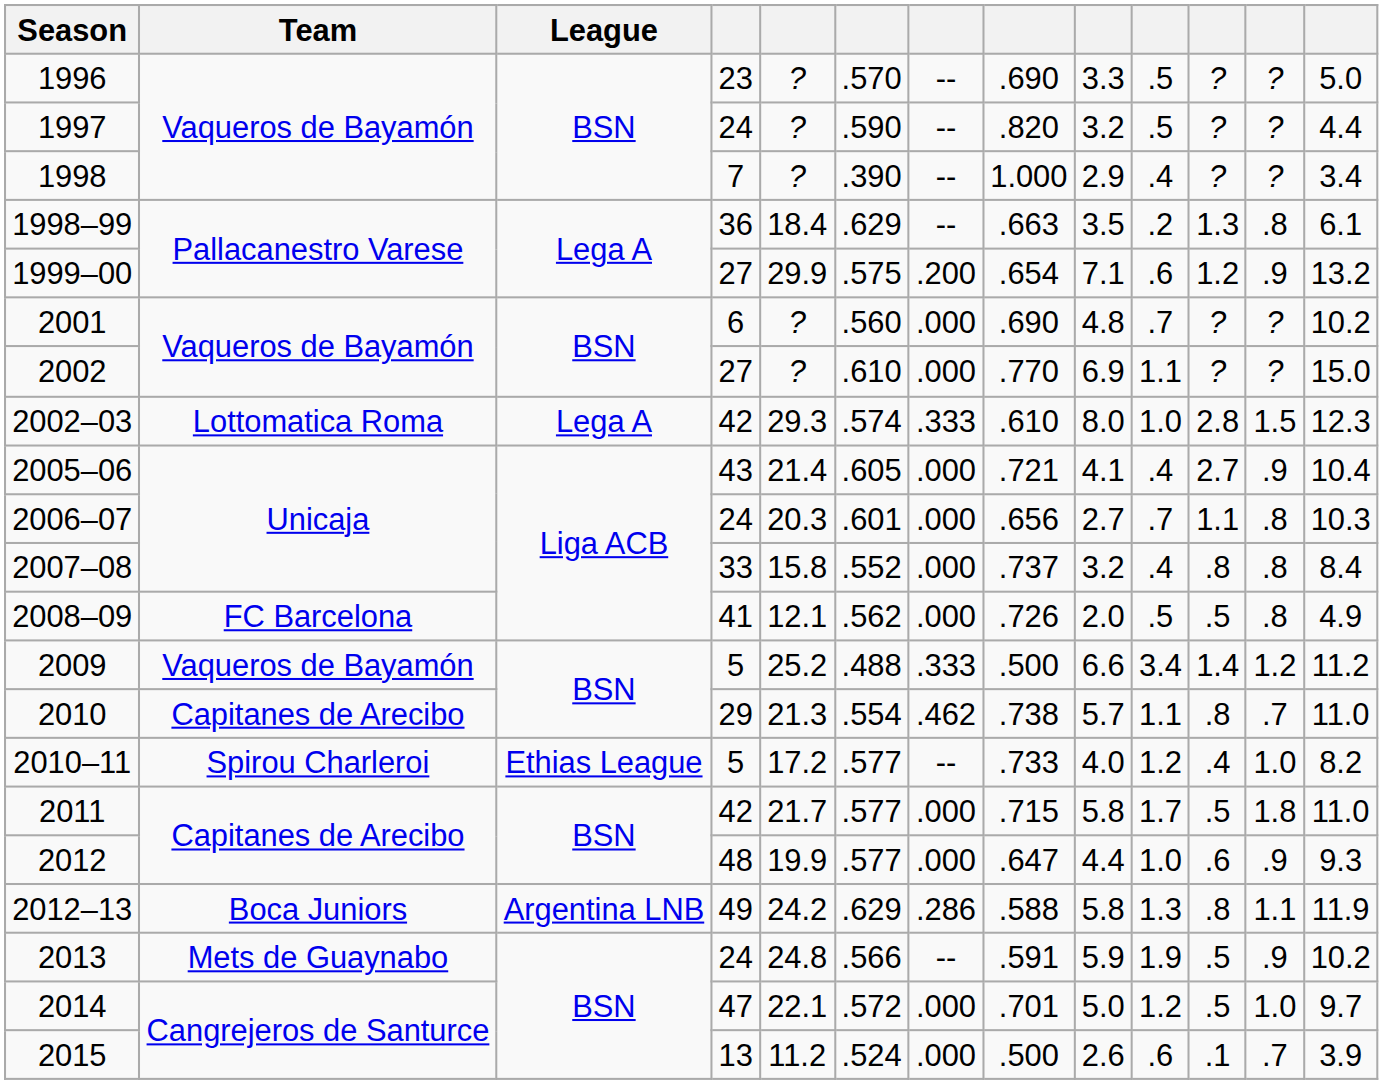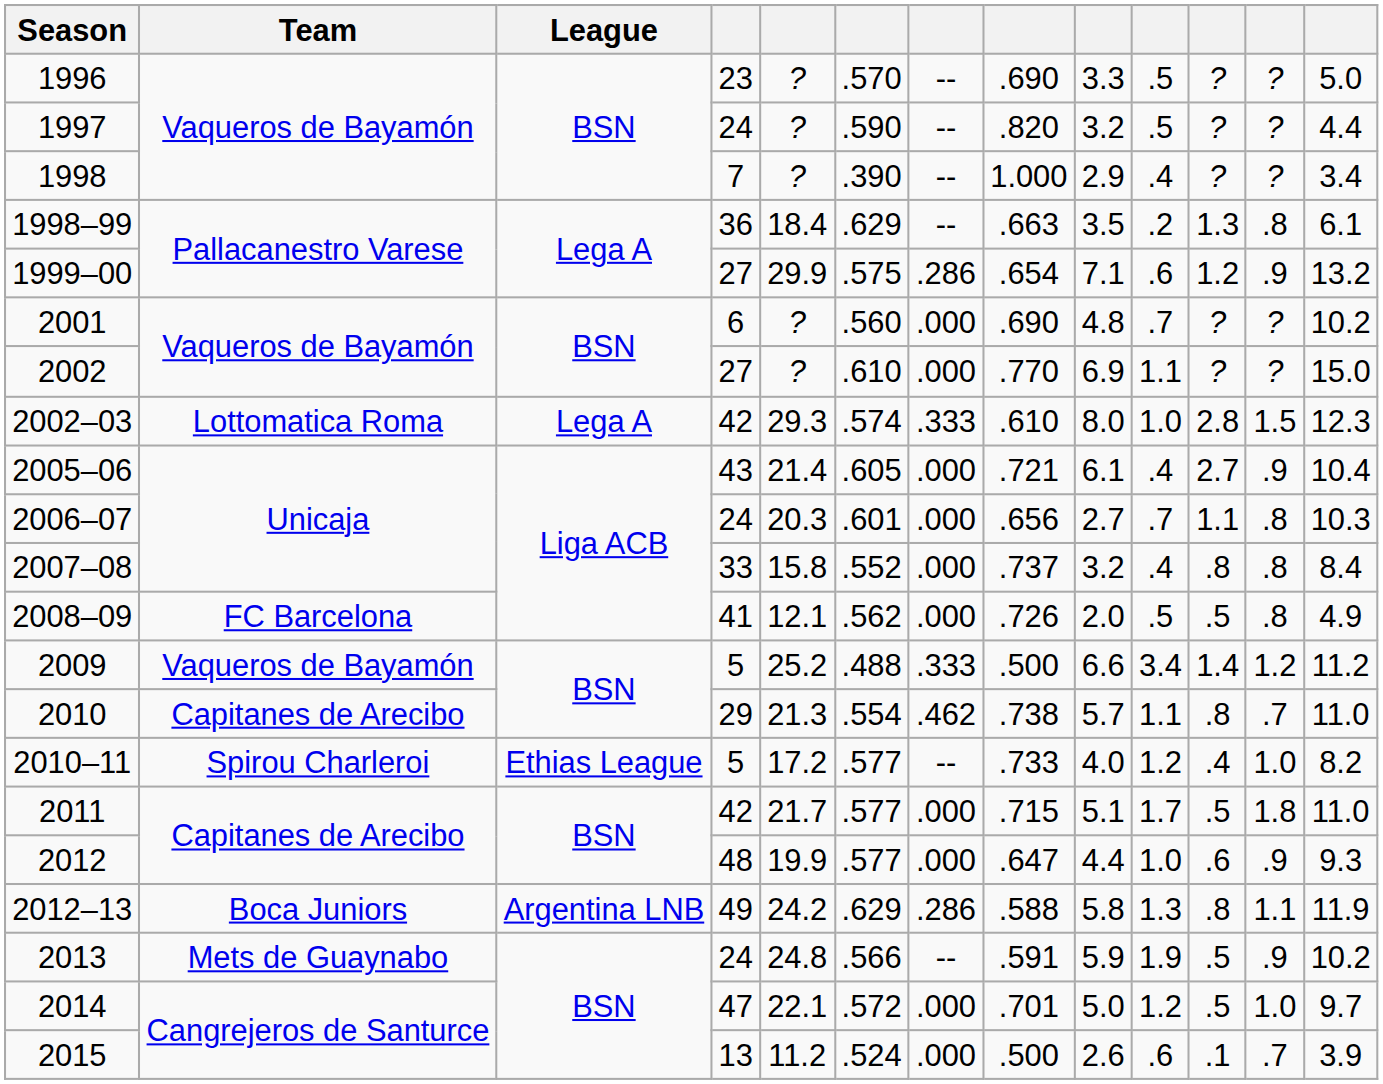(946, 274) .200 -> (946, 274) .286
(1103, 469) 4.1 -> (1103, 469) 6.1
(1103, 811) 5.8 -> (1103, 811) 5.1
